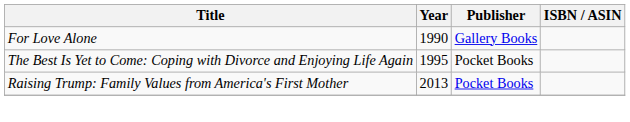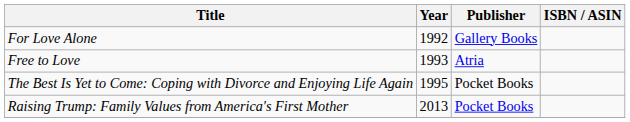(434, 38) 1990 -> (434, 38) 1992
+ row: (44, 60)
